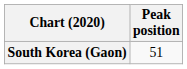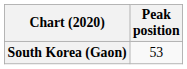(156, 52) 51 -> (156, 52) 53
